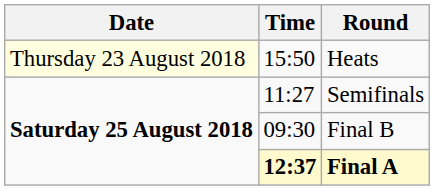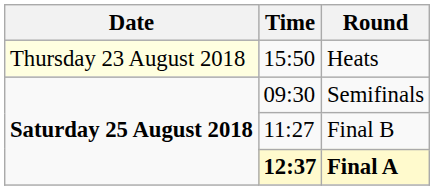(289, 94) 11:27 -> (289, 94) 09:30
(289, 130) 09:30 -> (289, 130) 11:27
